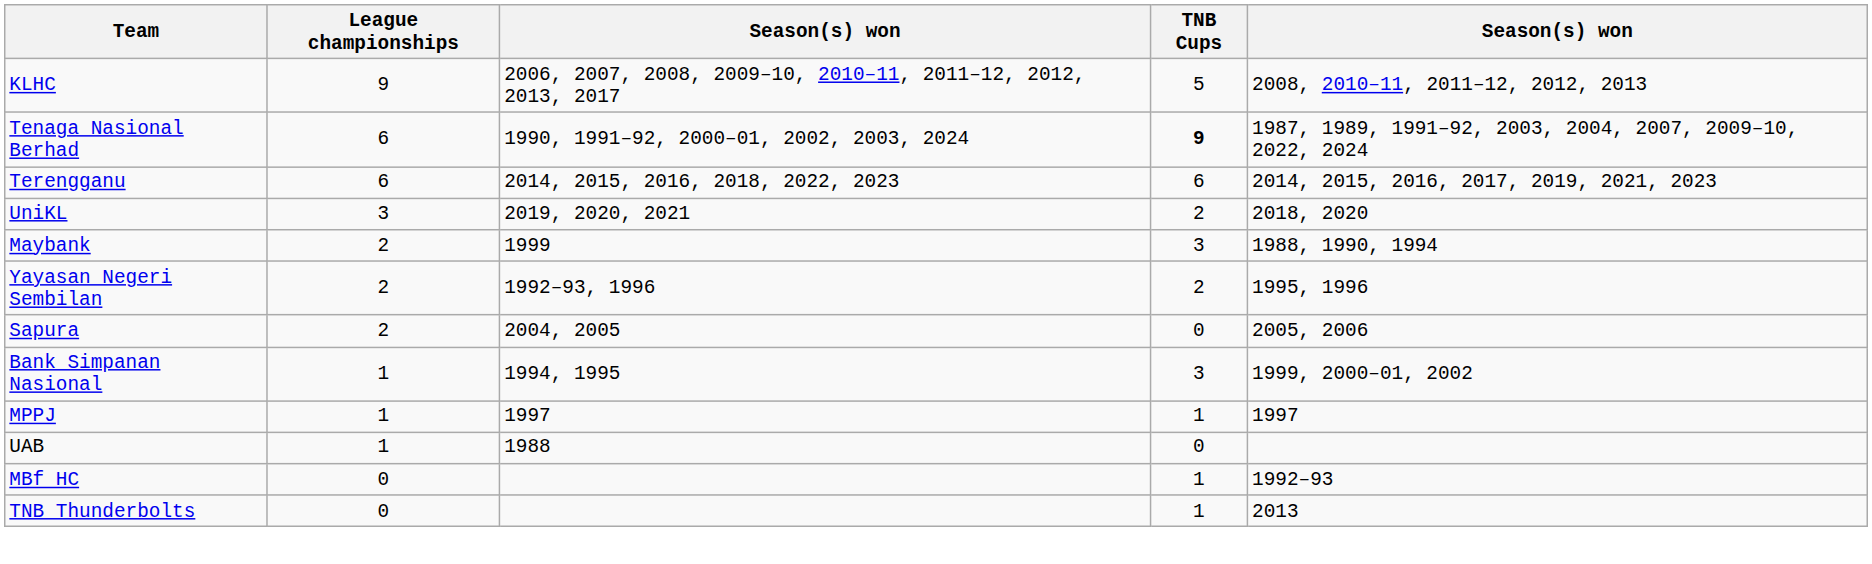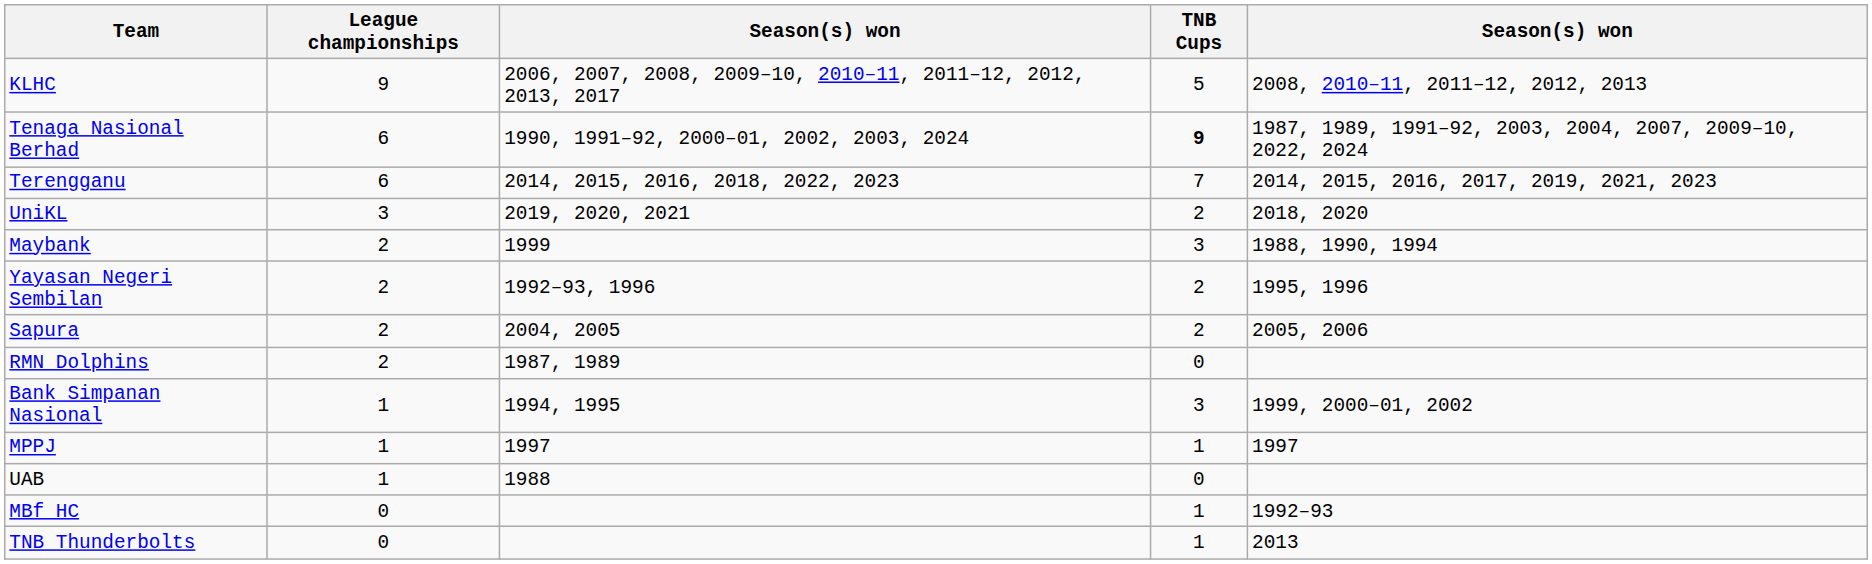(1199, 182) 6 -> (1199, 182) 7
(1199, 331) 0 -> (1199, 331) 2
+ row: (79, 362)
